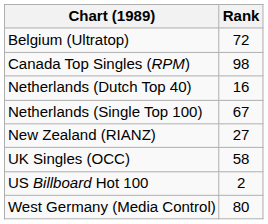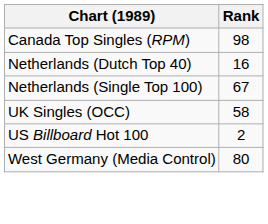- row: (69, 40)
- row: (82, 135)
